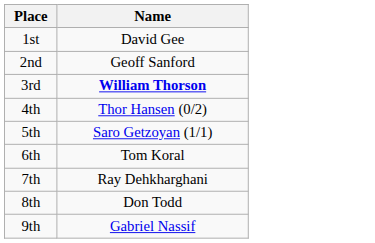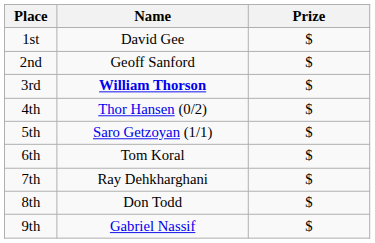+ column: (309, 16)
